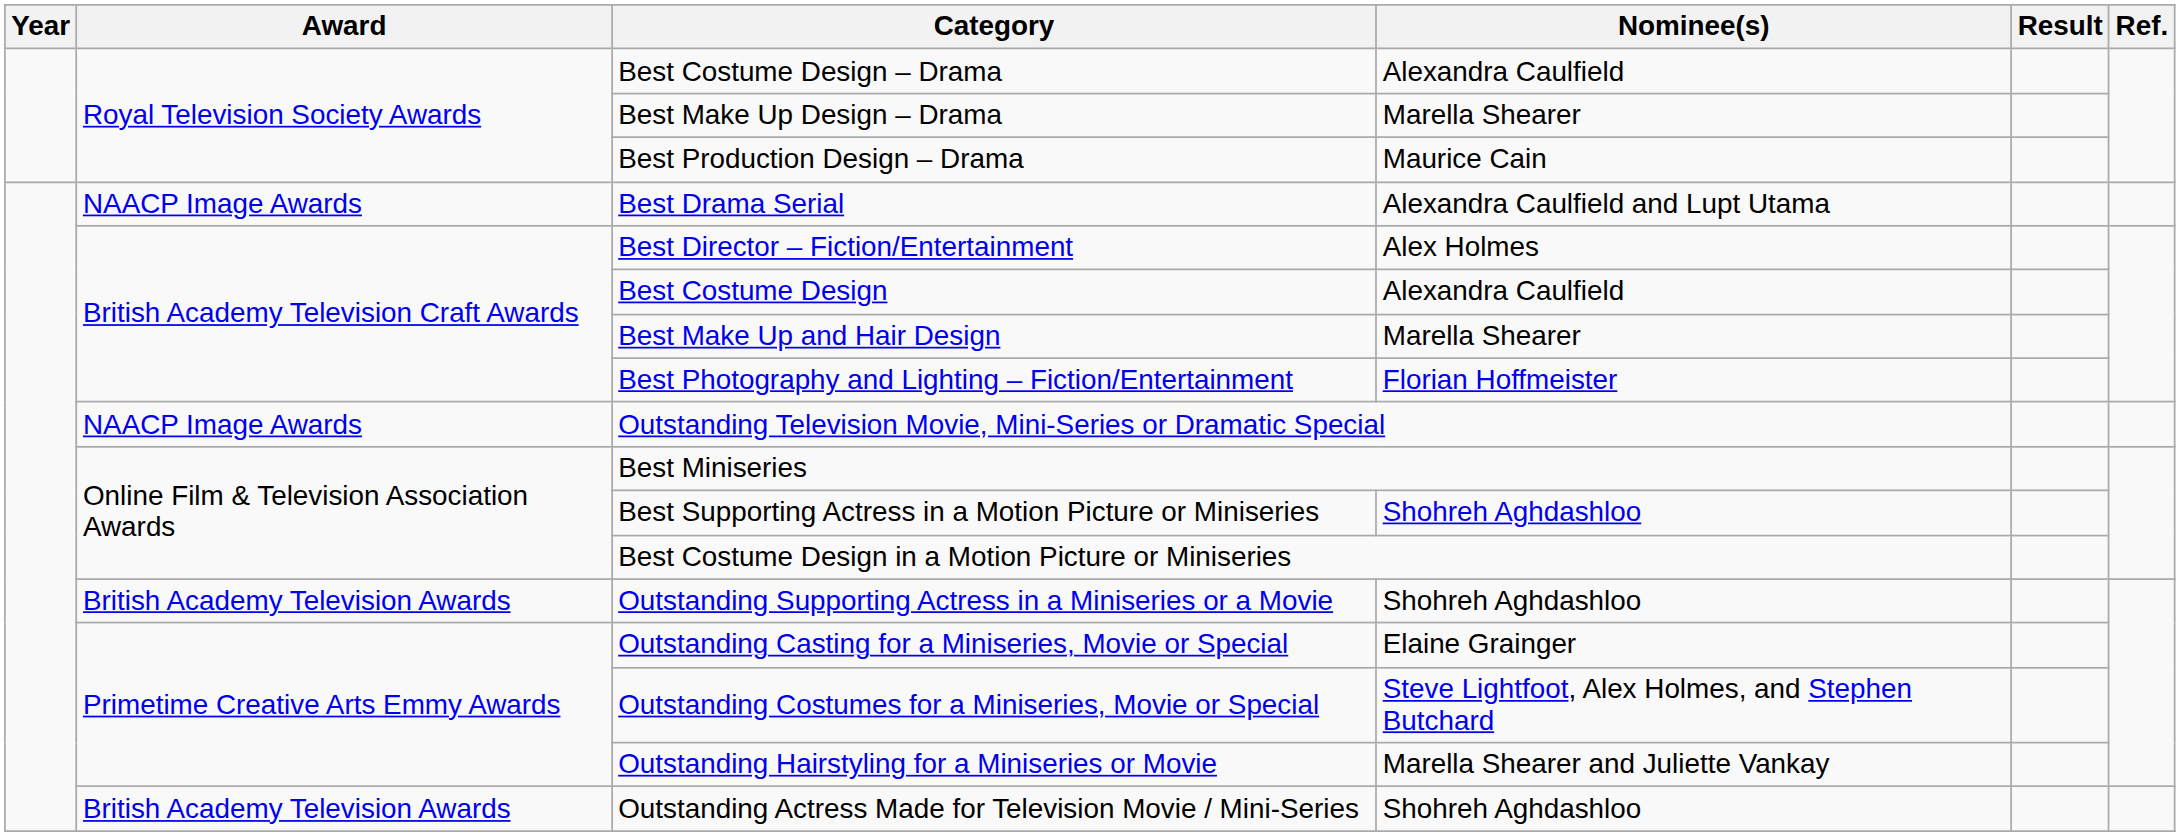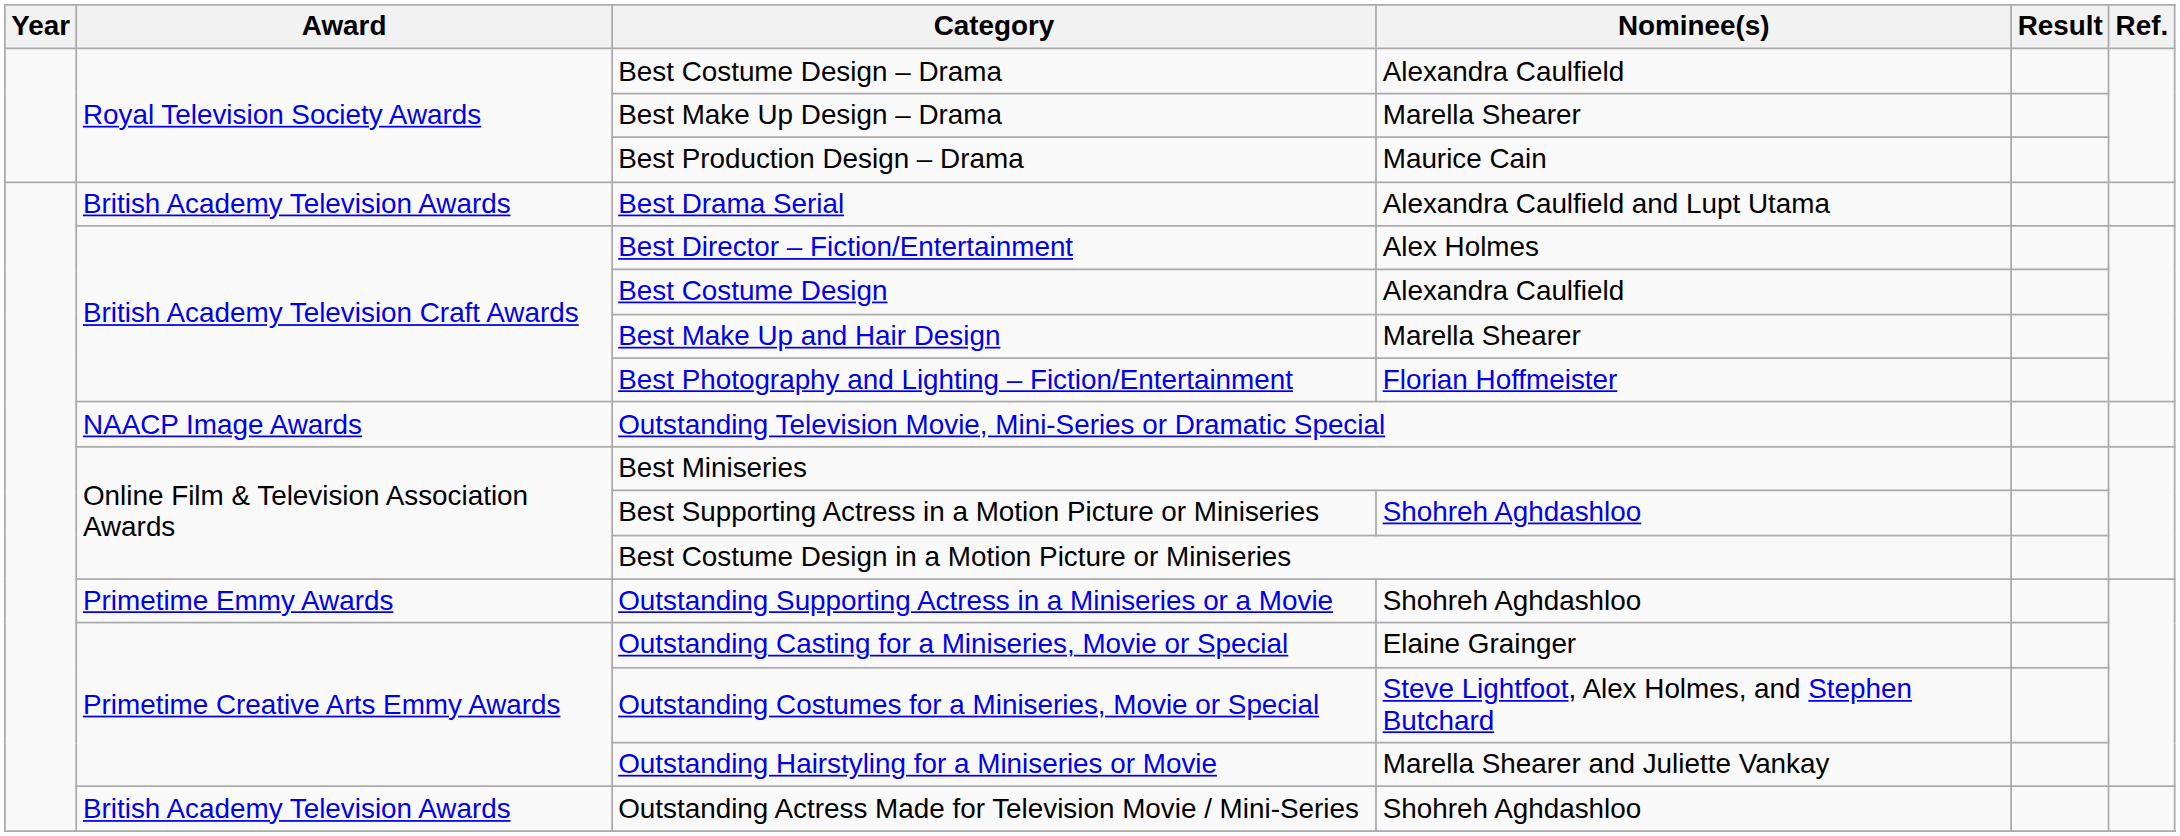(222, 203) NAACP Image Awards -> (297, 203) British Academy Television Awards
(297, 600) British Academy Television Awards -> (238, 600) Primetime Emmy Awards
